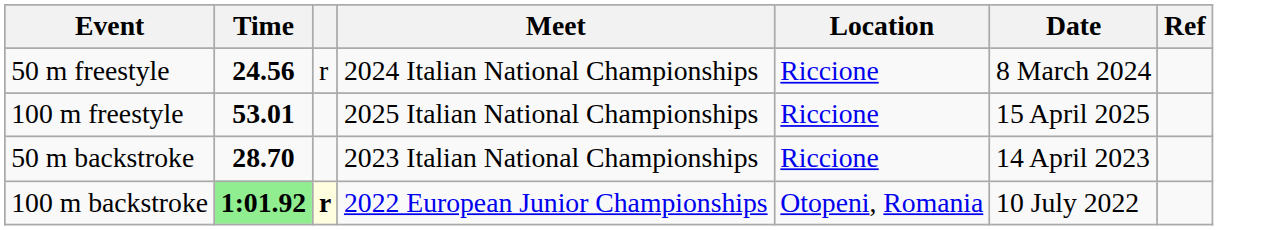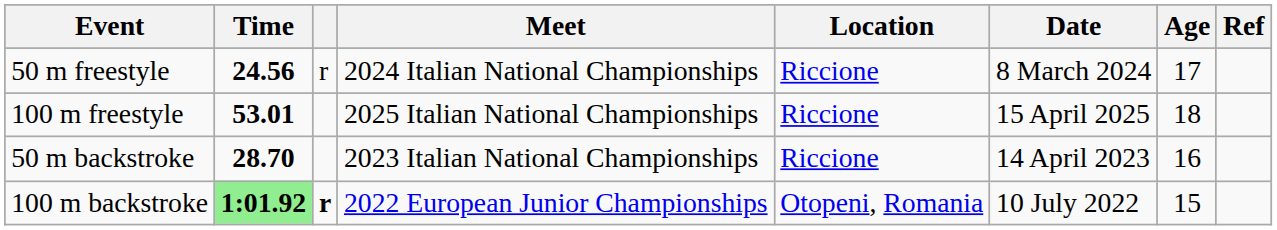+ column: (1187, 26)
(325, 202) lightyellow background -> (325, 202) no background
